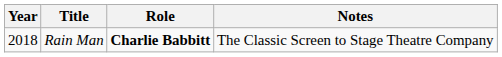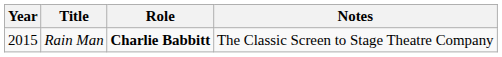(23, 39) 2018 -> (23, 39) 2015
